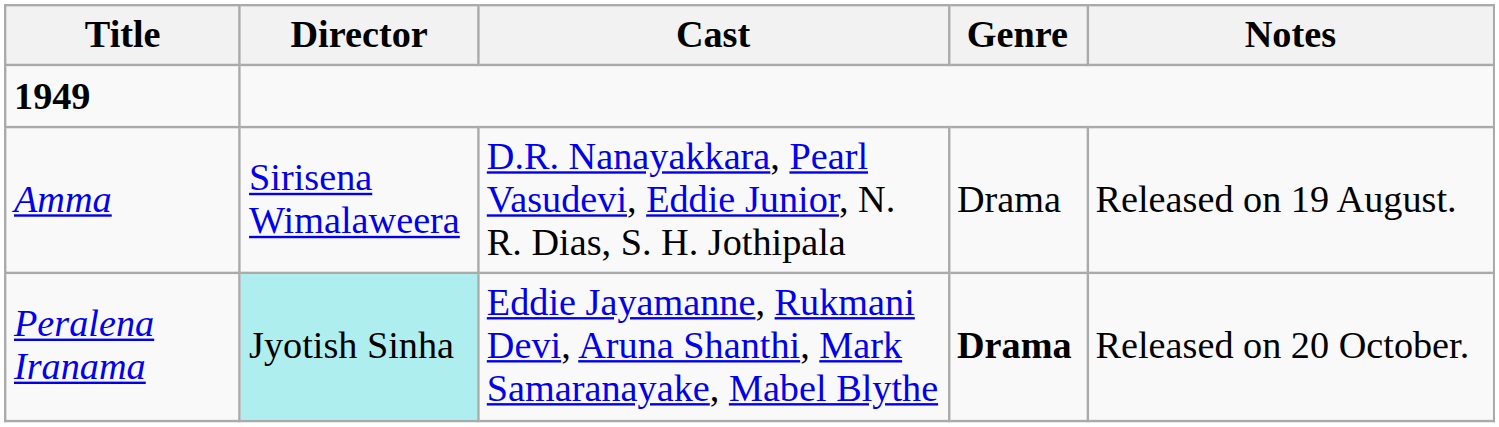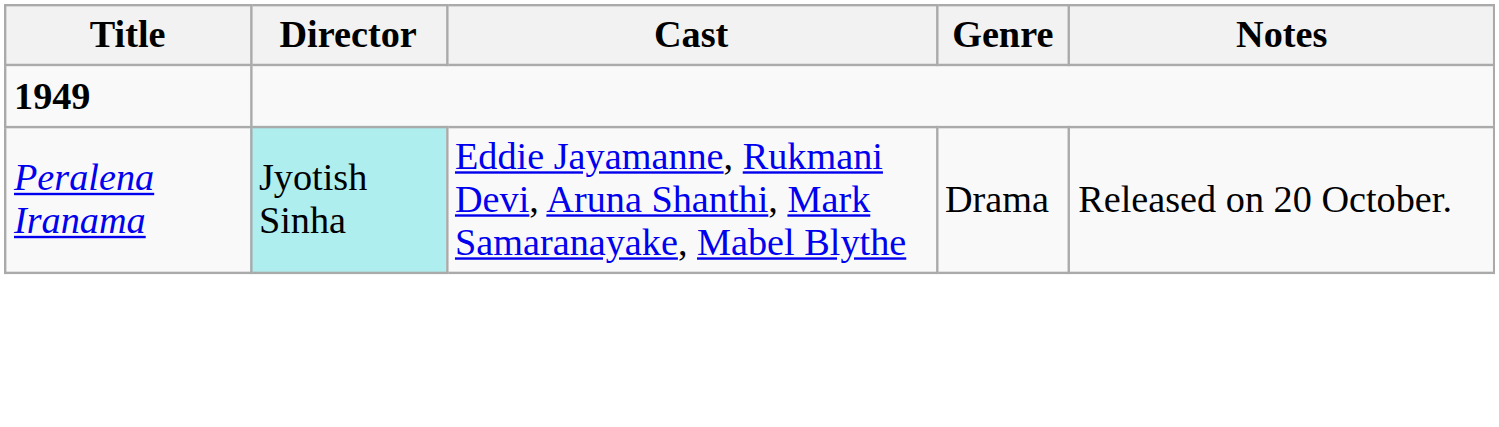- row: (63, 199)
(1014, 345) bold -> (997, 199) normal
